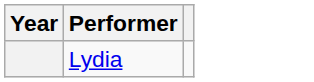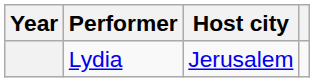+ column: (241, 23)
